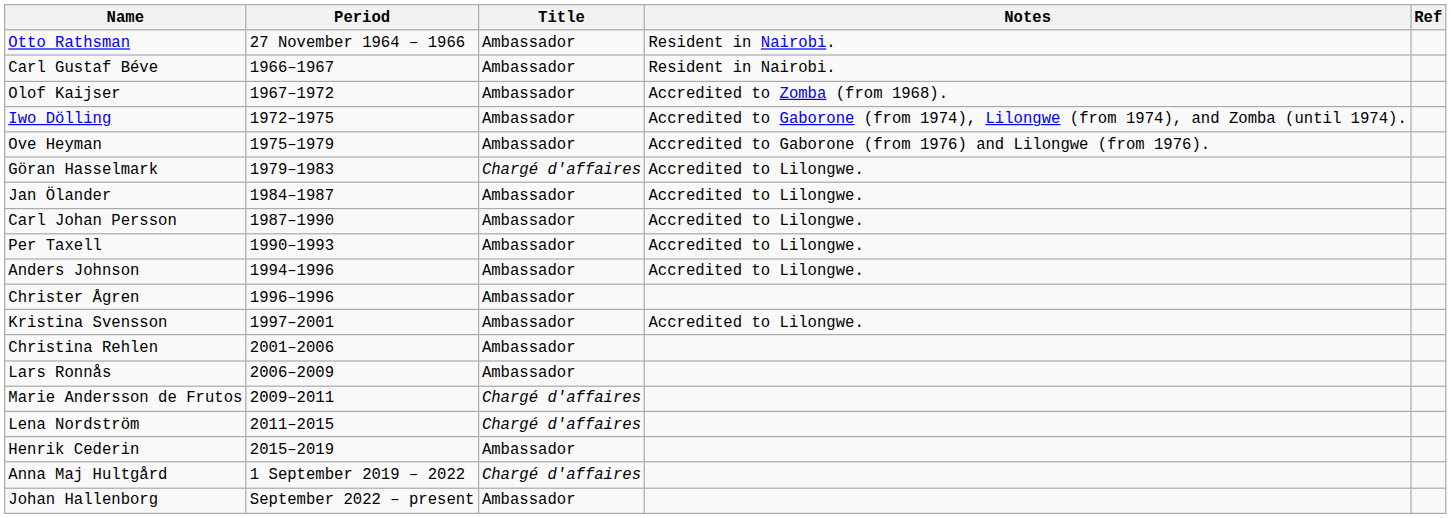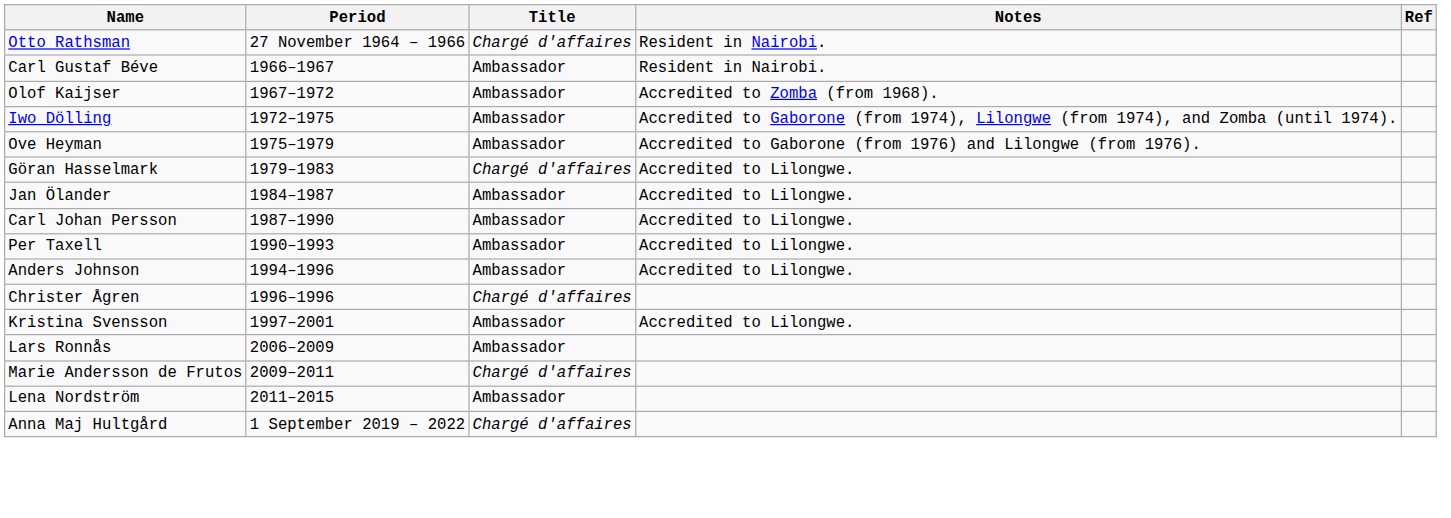(529, 43) Ambassador -> (552, 43) Chargé d'affaires
(529, 297) Ambassador -> (552, 297) Chargé d'affaires
- row: (83, 348)
(561, 424) Chargé d'affaires -> (519, 399) Ambassador
- row: (74, 450)
- row: (83, 500)
